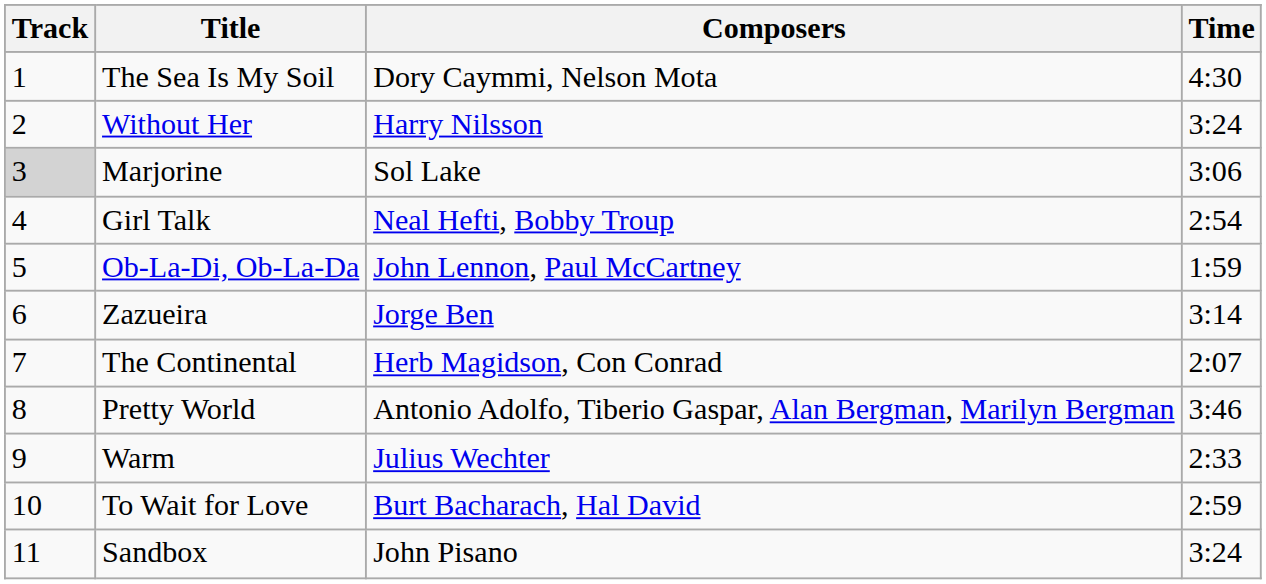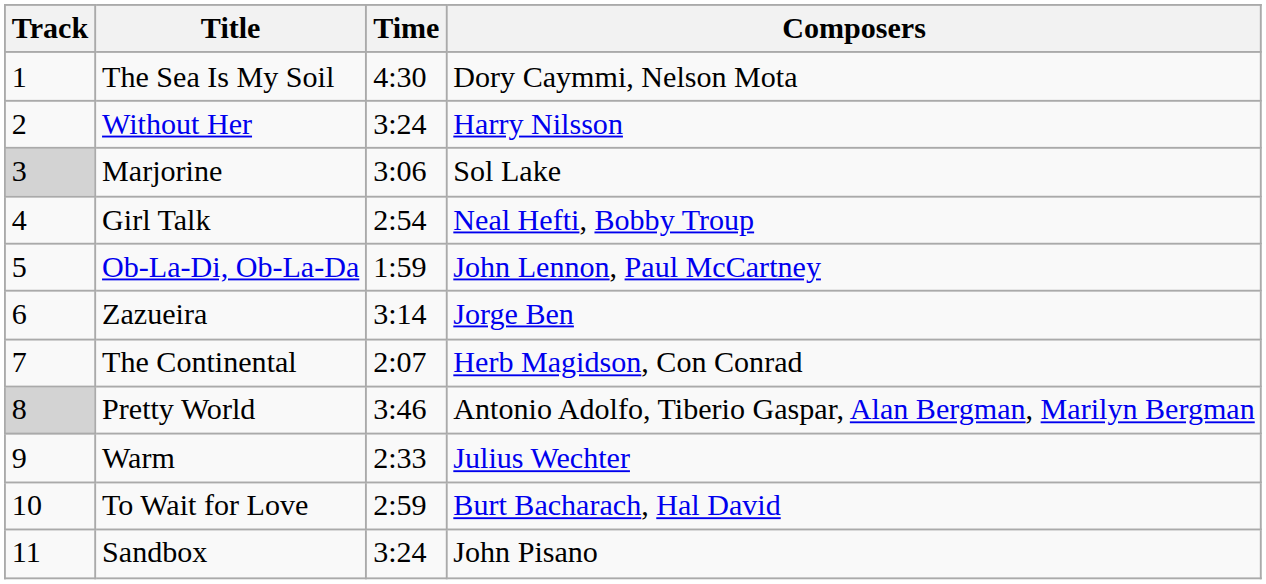columns swapped: (774, 28) <-> (1222, 28)
(19, 409) no background -> (19, 409) lightgrey background
